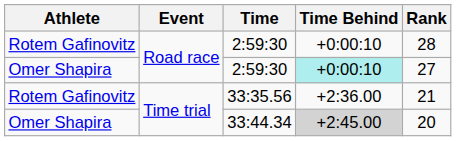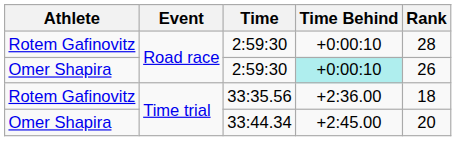(426, 70) 27 -> (426, 70) 26
(426, 97) 21 -> (426, 97) 18
(349, 123) lightgrey background -> (349, 123) no background
